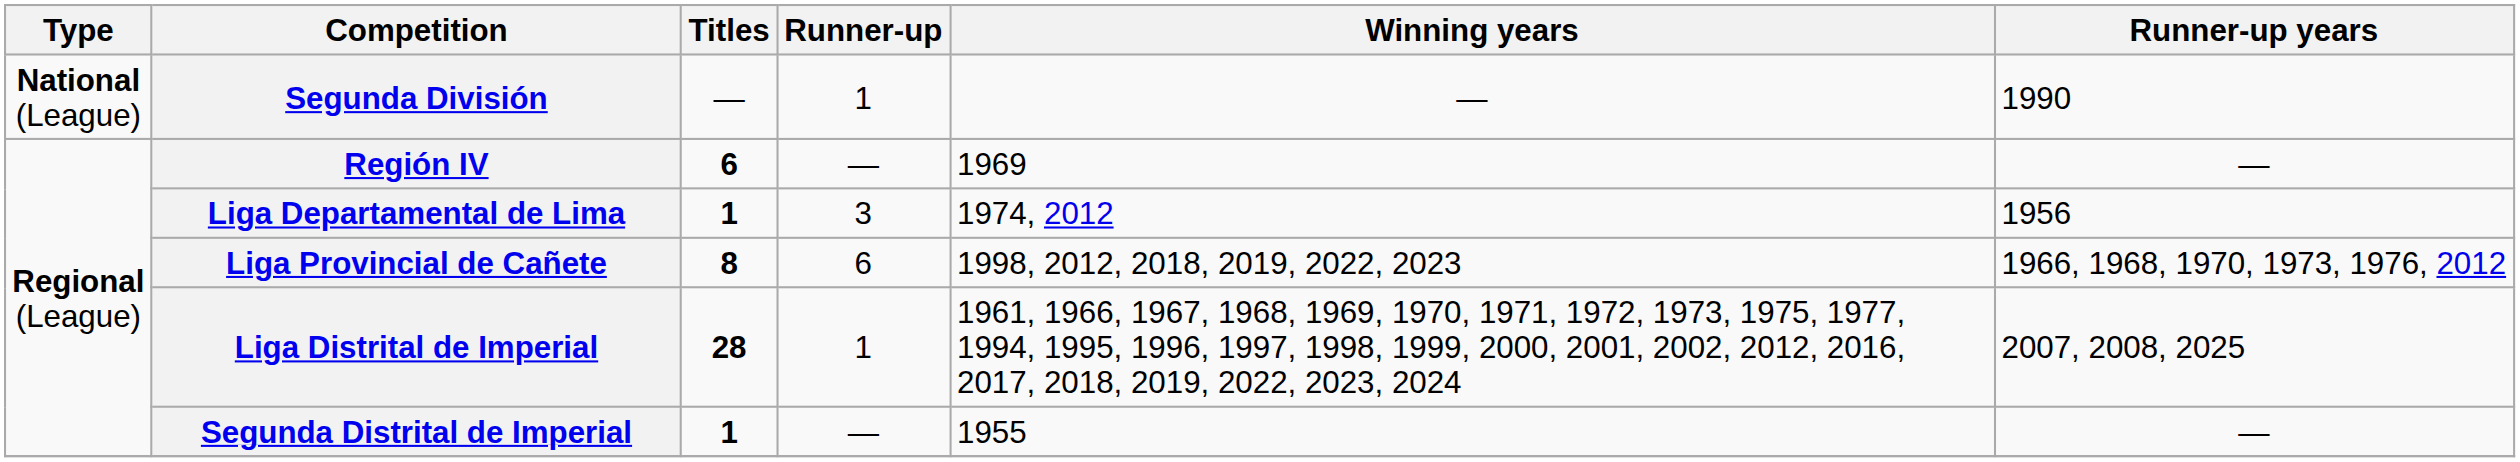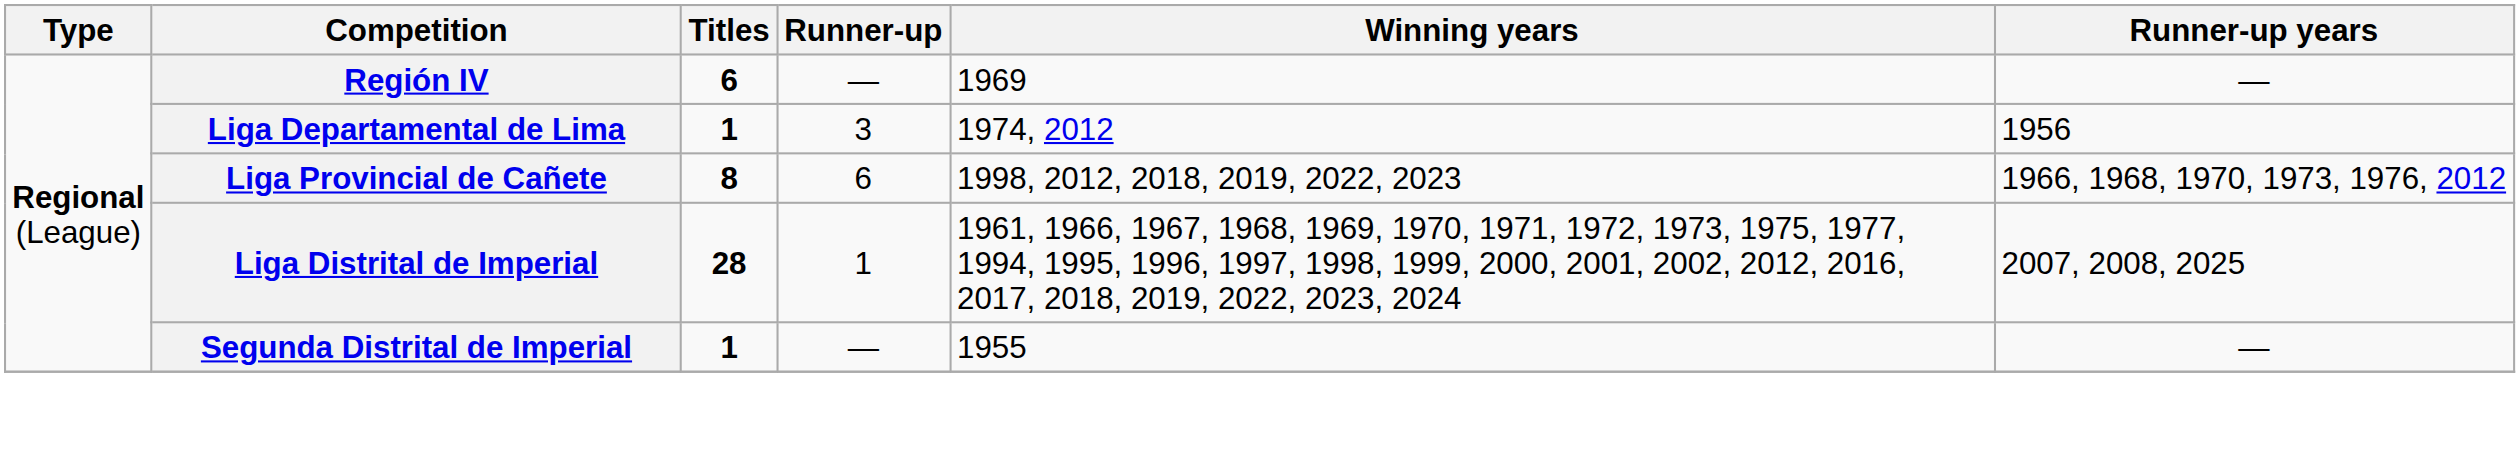- row: (416, 97)
